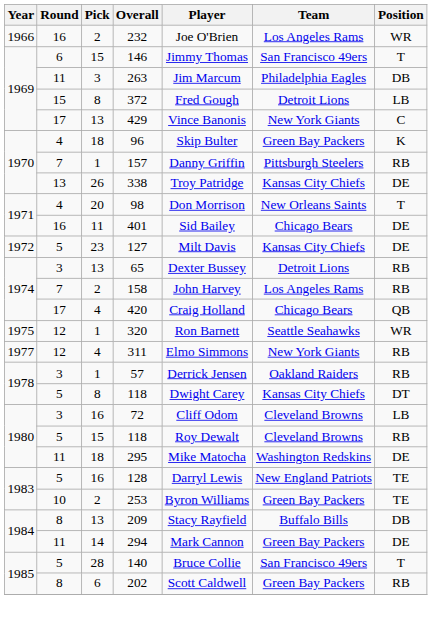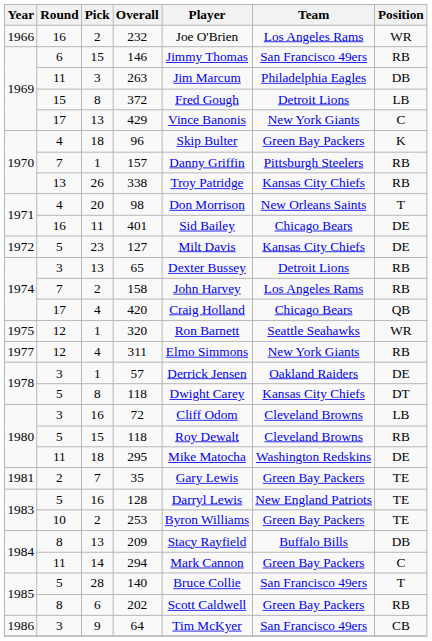(401, 57) T -> (401, 57) RB
(401, 183) DE -> (401, 183) RB
(401, 373) RB -> (401, 373) DE
+ row: (97, 478)
(401, 541) DE -> (401, 562) C
+ row: (97, 625)
